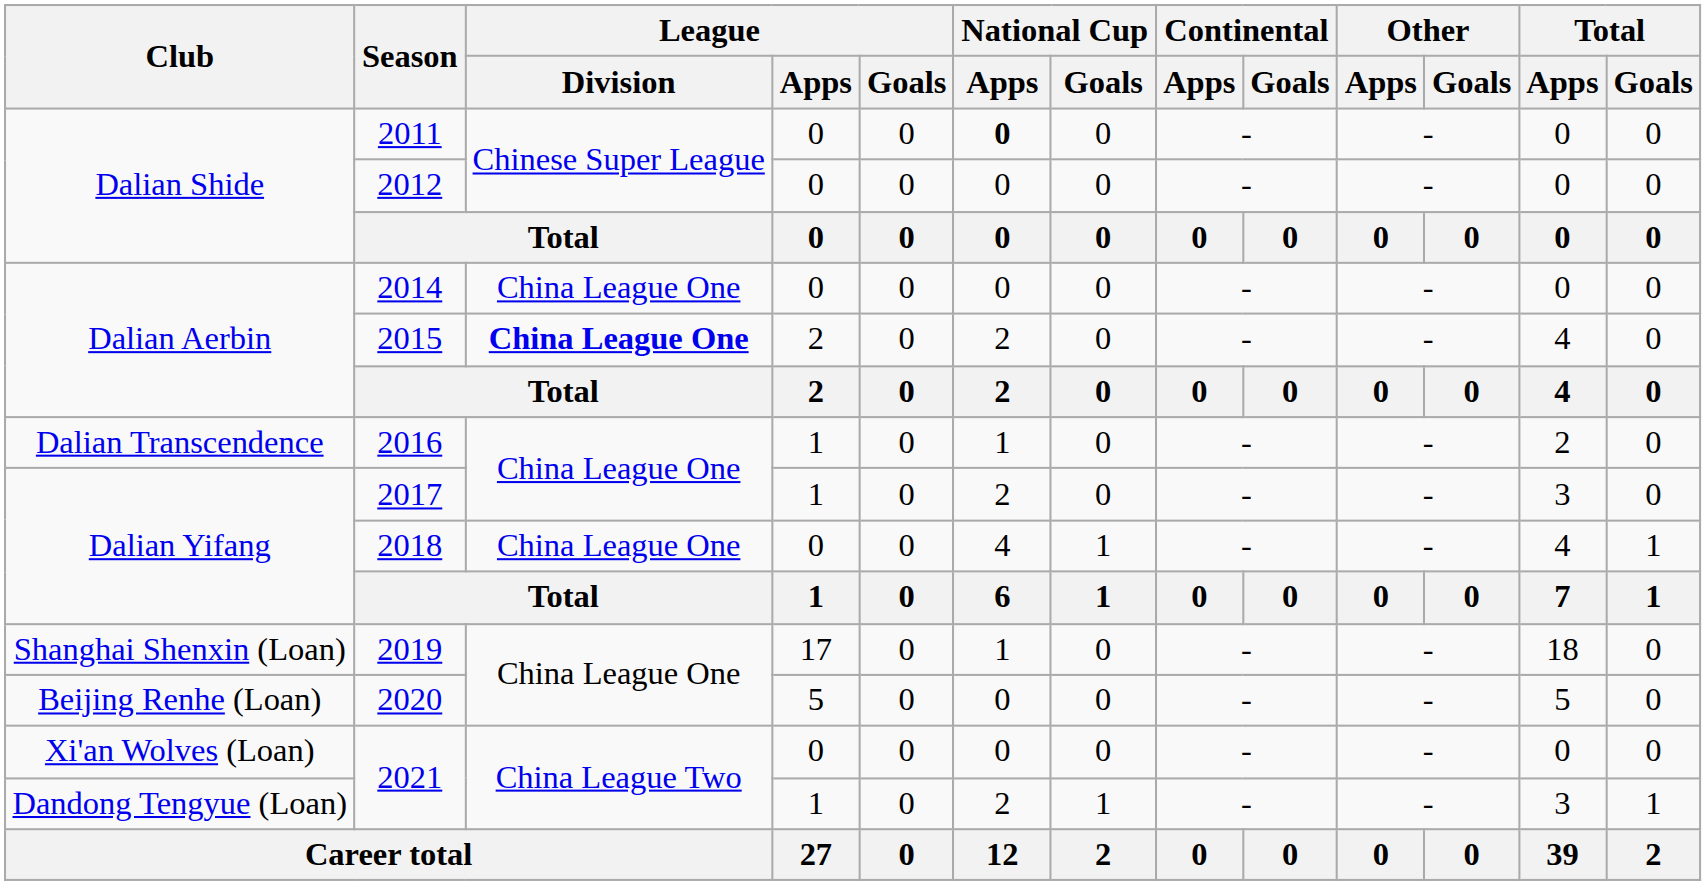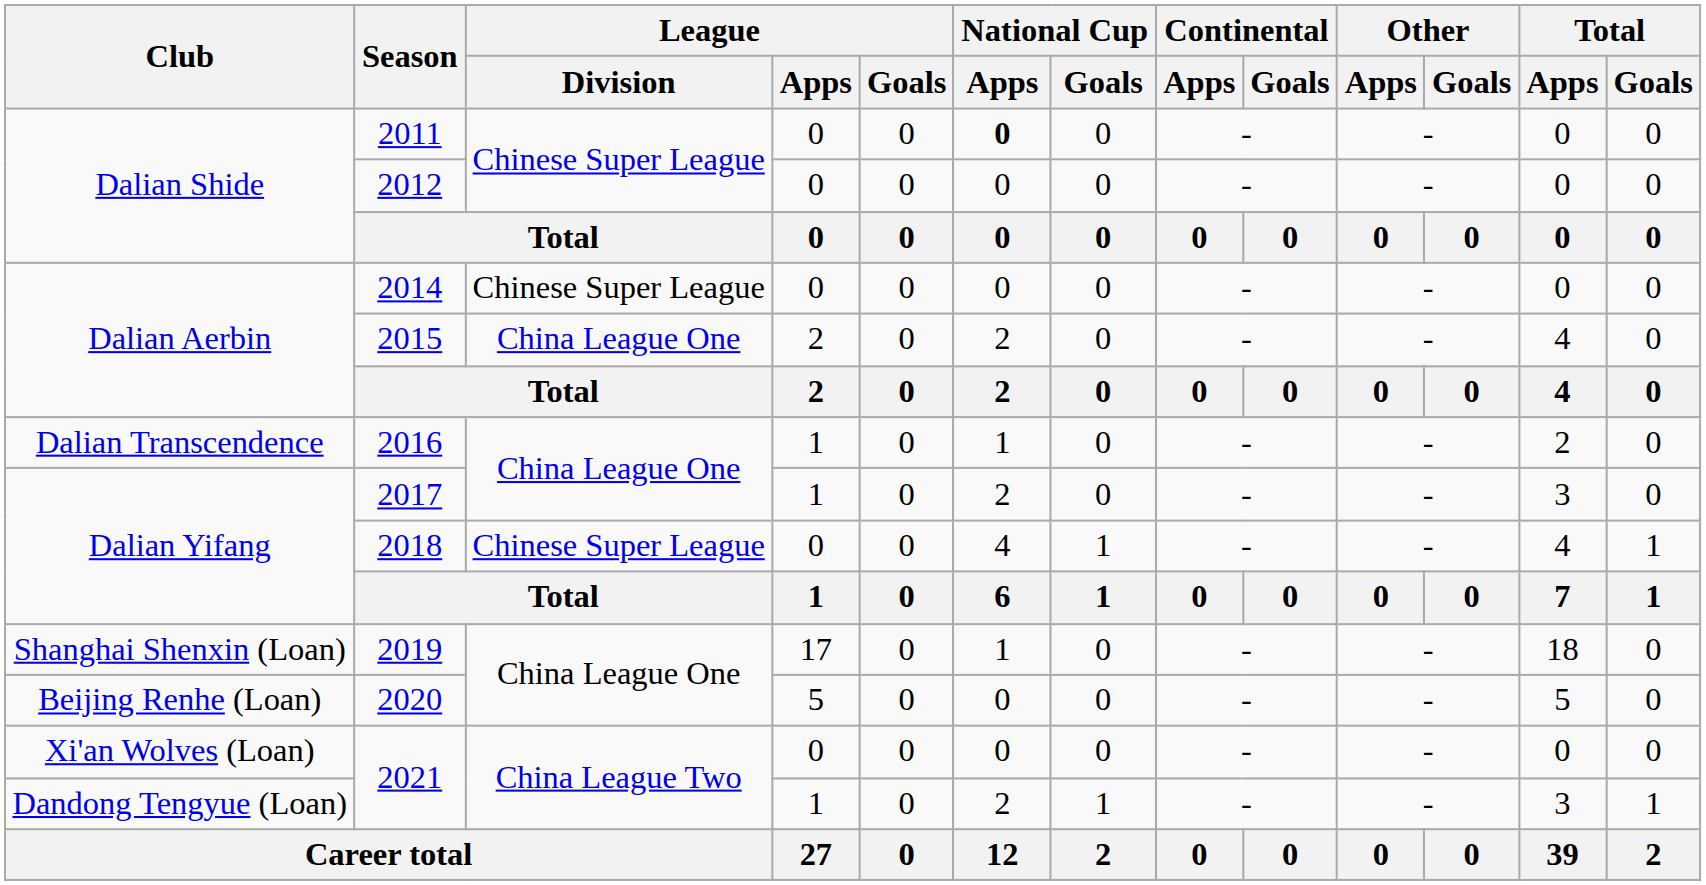(619, 287) China League One -> (619, 287) Chinese Super League
(619, 339) bold -> (619, 339) normal
(619, 545) China League One -> (619, 545) Chinese Super League
